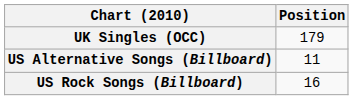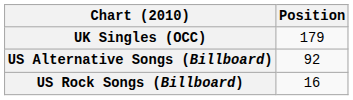(312, 61) 11 -> (312, 61) 92
